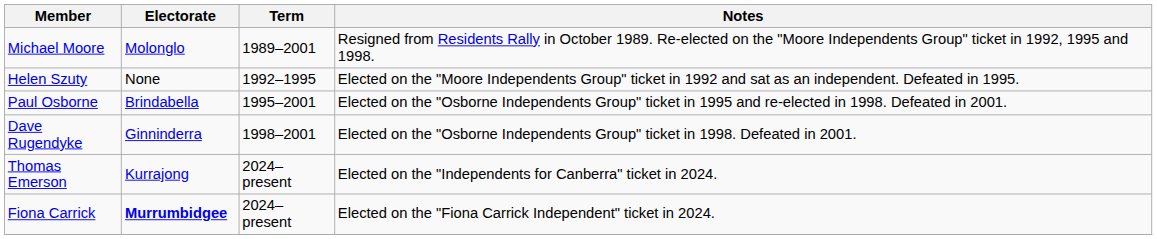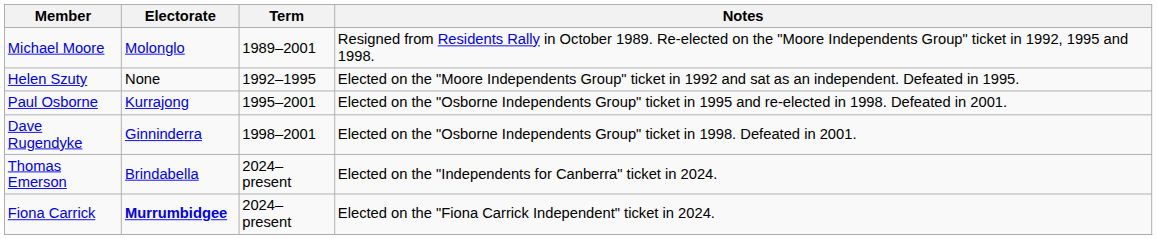(162, 102) Brindabella -> (157, 102) Kurrajong
(157, 174) Kurrajong -> (162, 174) Brindabella
